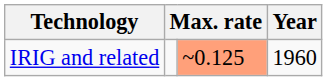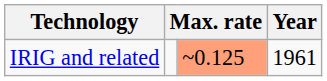(295, 57) 1960 -> (295, 57) 1961
